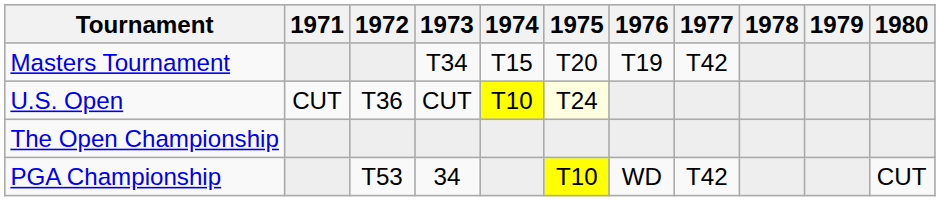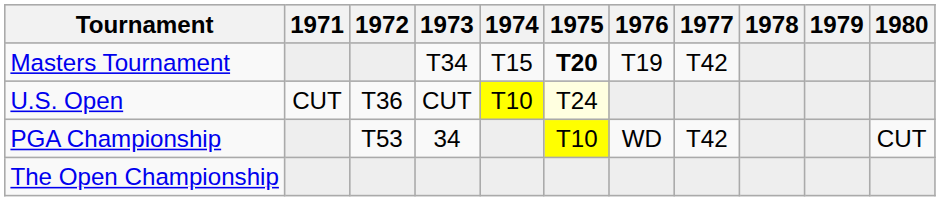(577, 62) normal -> (577, 62) bold
rows swapped: (145, 139) <-> (116, 177)
